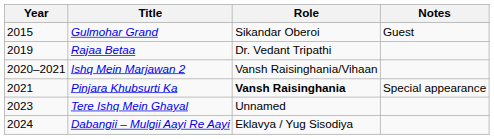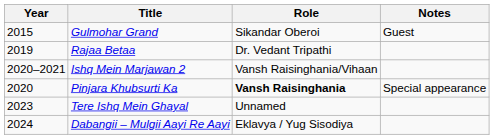(20, 87) 2021 -> (20, 87) 2020
